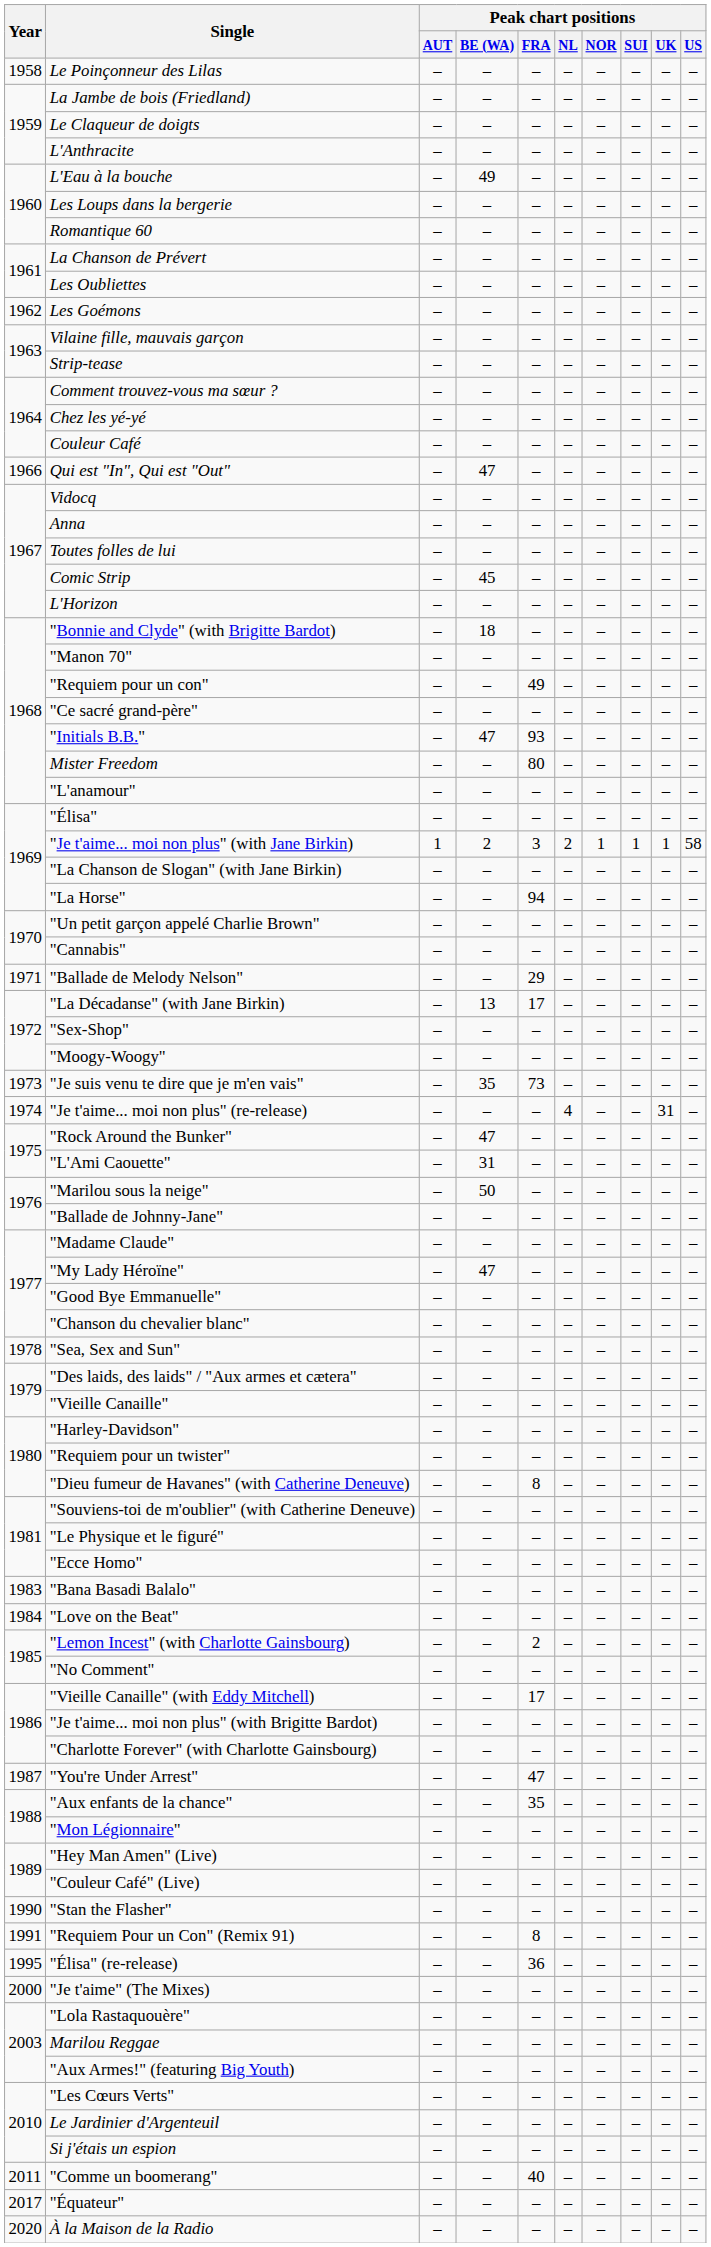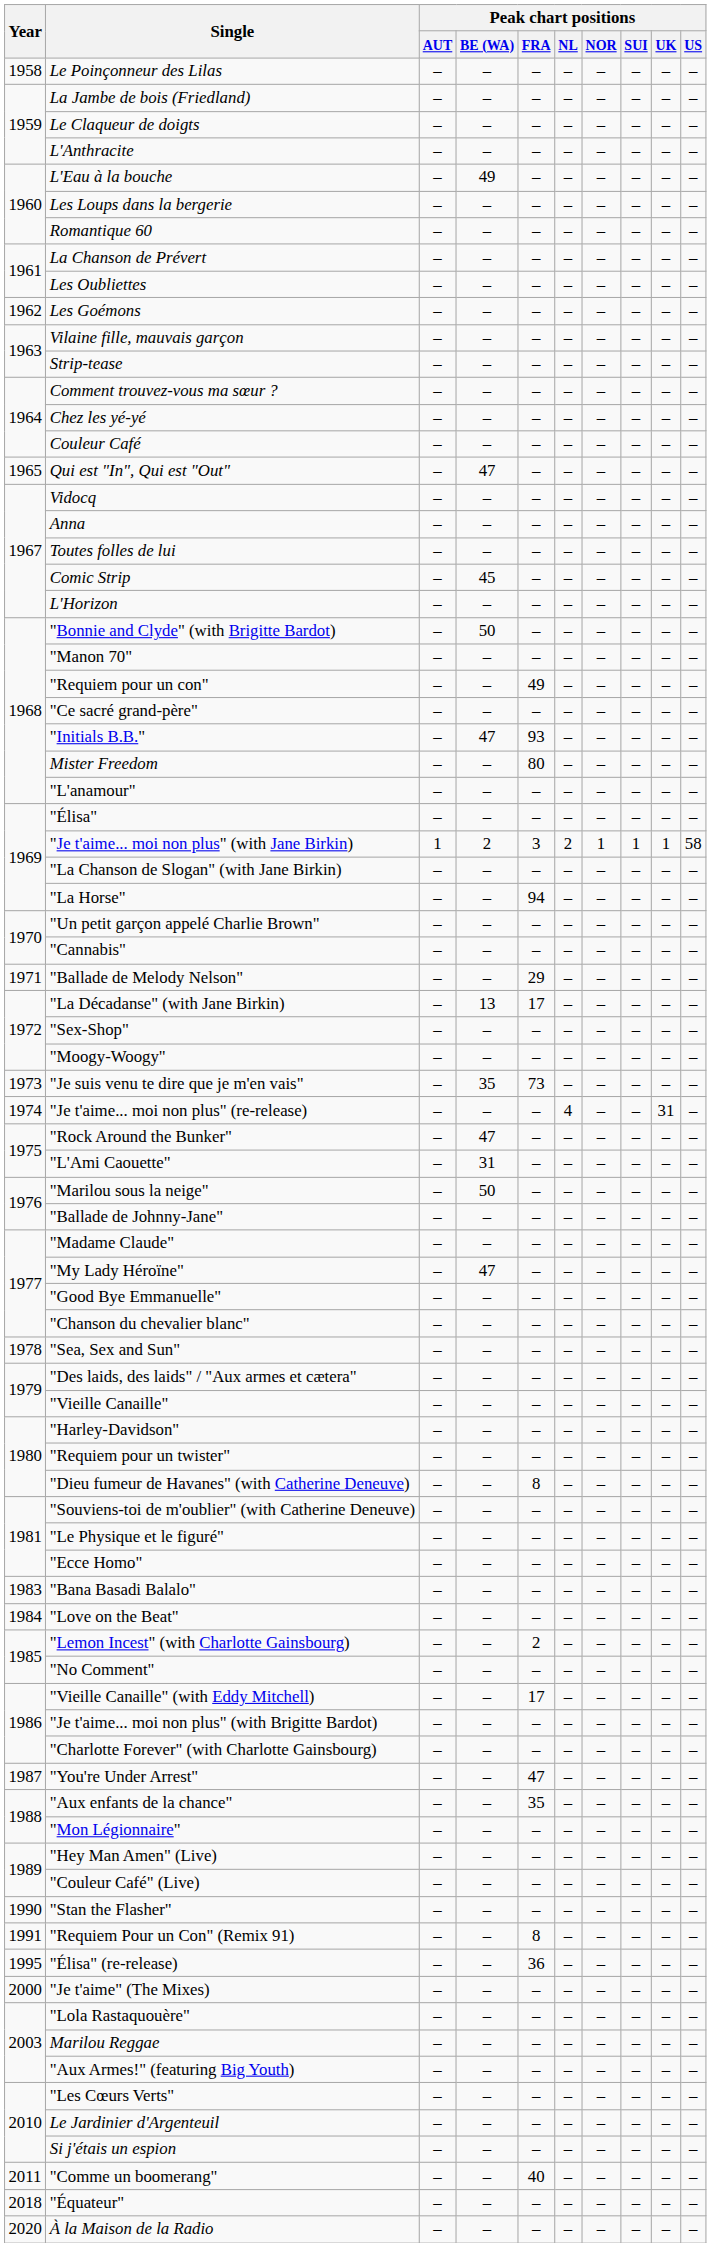(25, 470) 1966 -> (25, 470) 1965
(487, 630) 18 -> (487, 630) 50
(25, 2202) 2017 -> (25, 2202) 2018
